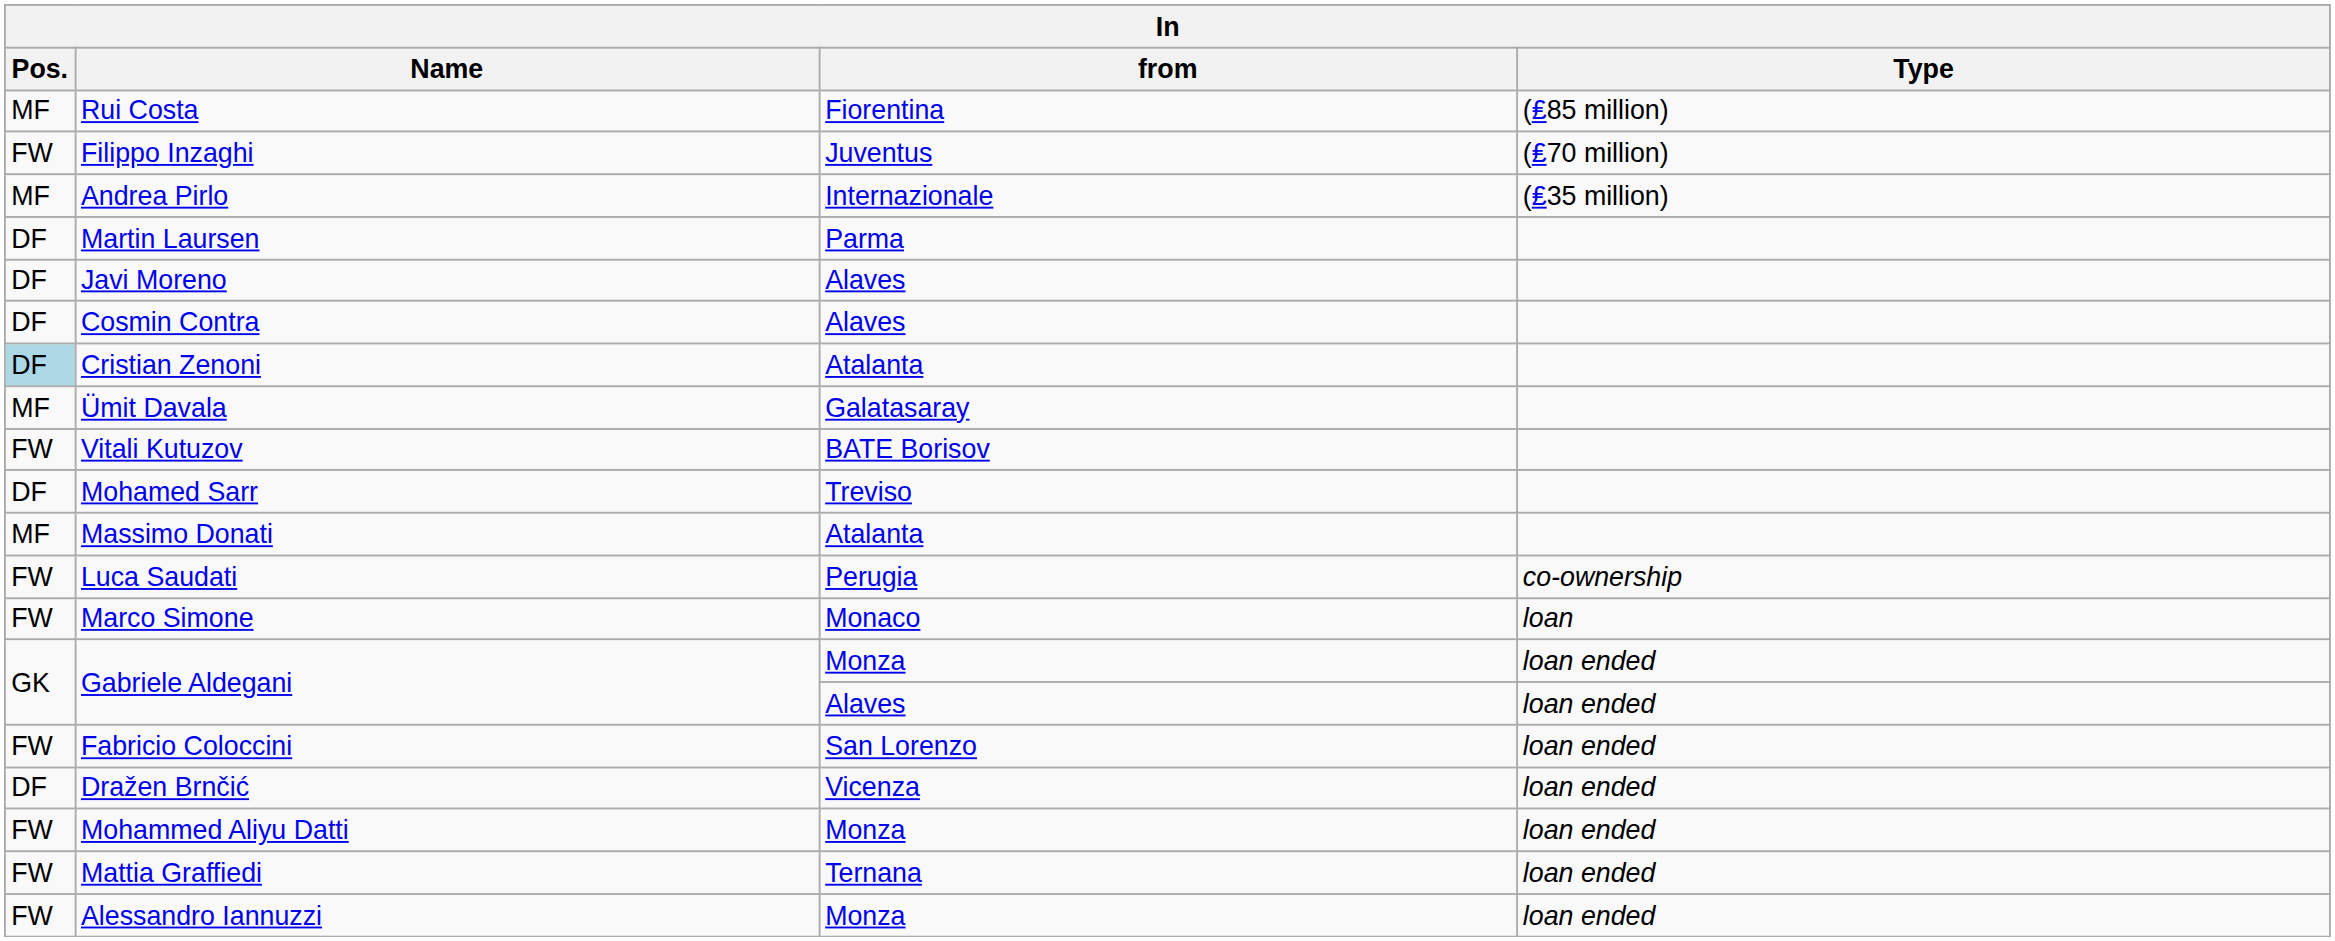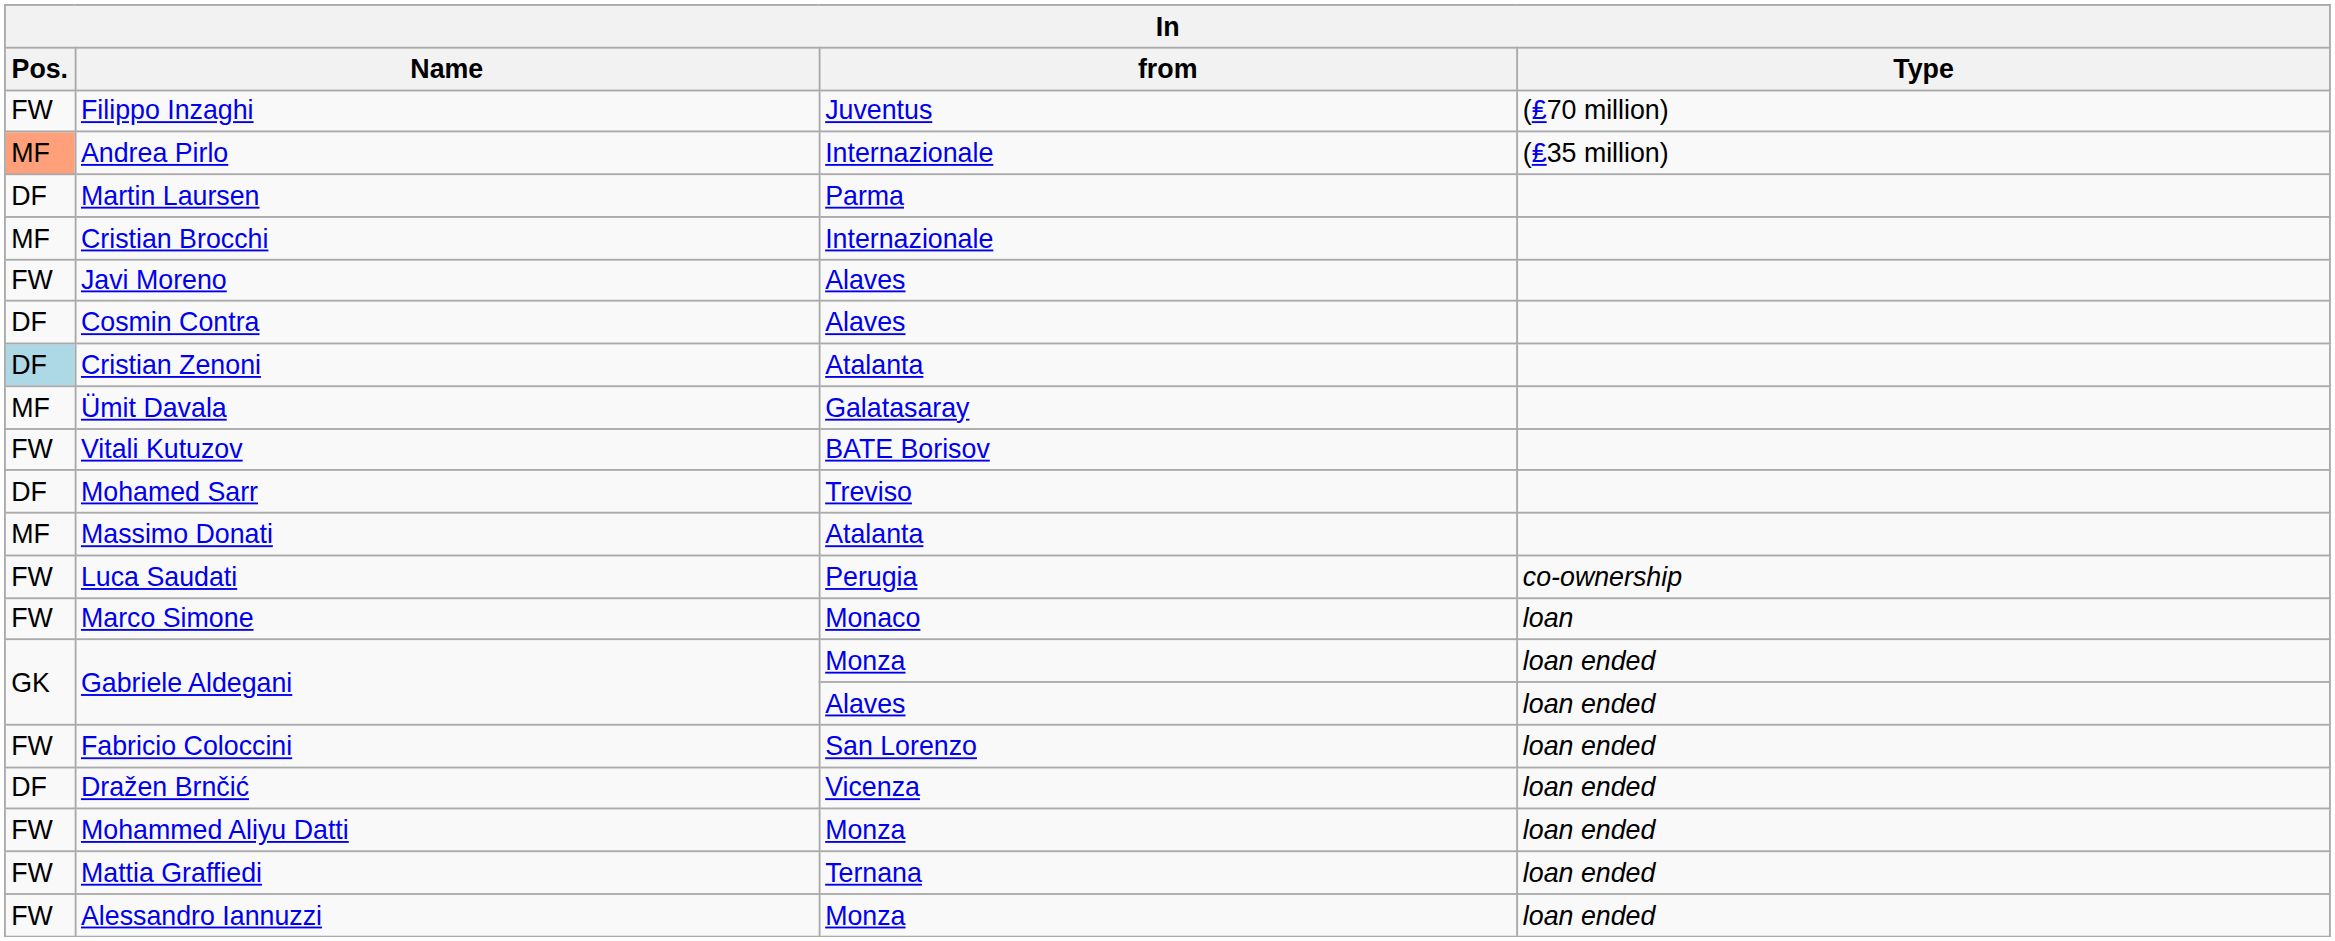- row: (140, 111)
(31, 196) no background -> (31, 153) lightsalmon background
+ row: (175, 238)
(29, 280) DF -> (32, 280) FW
